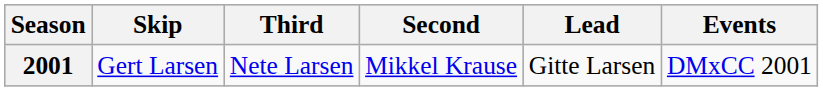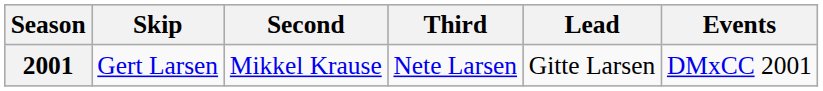columns swapped: (292, 24) <-> (441, 24)
